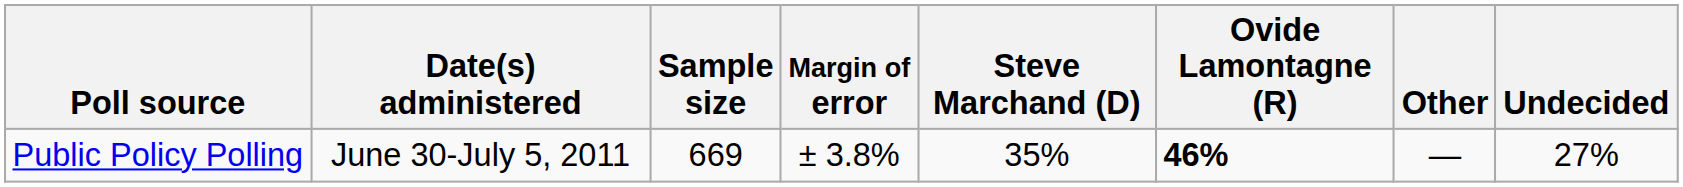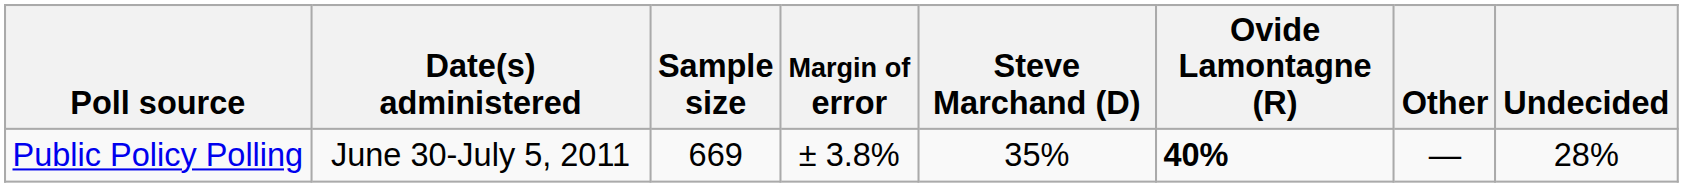(1196, 154) 46% -> (1196, 154) 40%
(1586, 154) 27% -> (1586, 154) 28%
